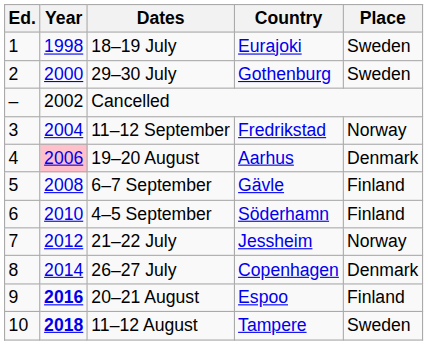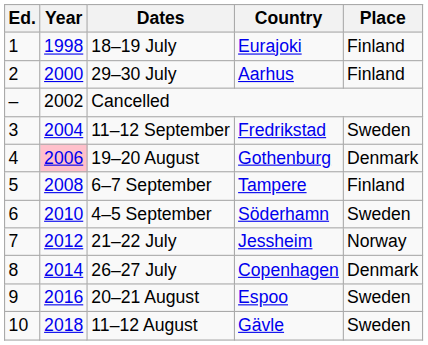(379, 46) Sweden -> (376, 46) Finland
(285, 74) Gothenburg -> (266, 74) Aarhus
(379, 74) Sweden -> (376, 74) Finland
(377, 130) Norway -> (379, 130) Sweden
(266, 158) Aarhus -> (285, 158) Gothenburg
(261, 185) Gävle -> (272, 185) Tampere
(376, 213) Finland -> (379, 213) Sweden
(64, 297) bold -> (64, 297) normal
(376, 297) Finland -> (379, 297) Sweden
(64, 325) bold -> (64, 325) normal
(272, 325) Tampere -> (261, 325) Gävle
